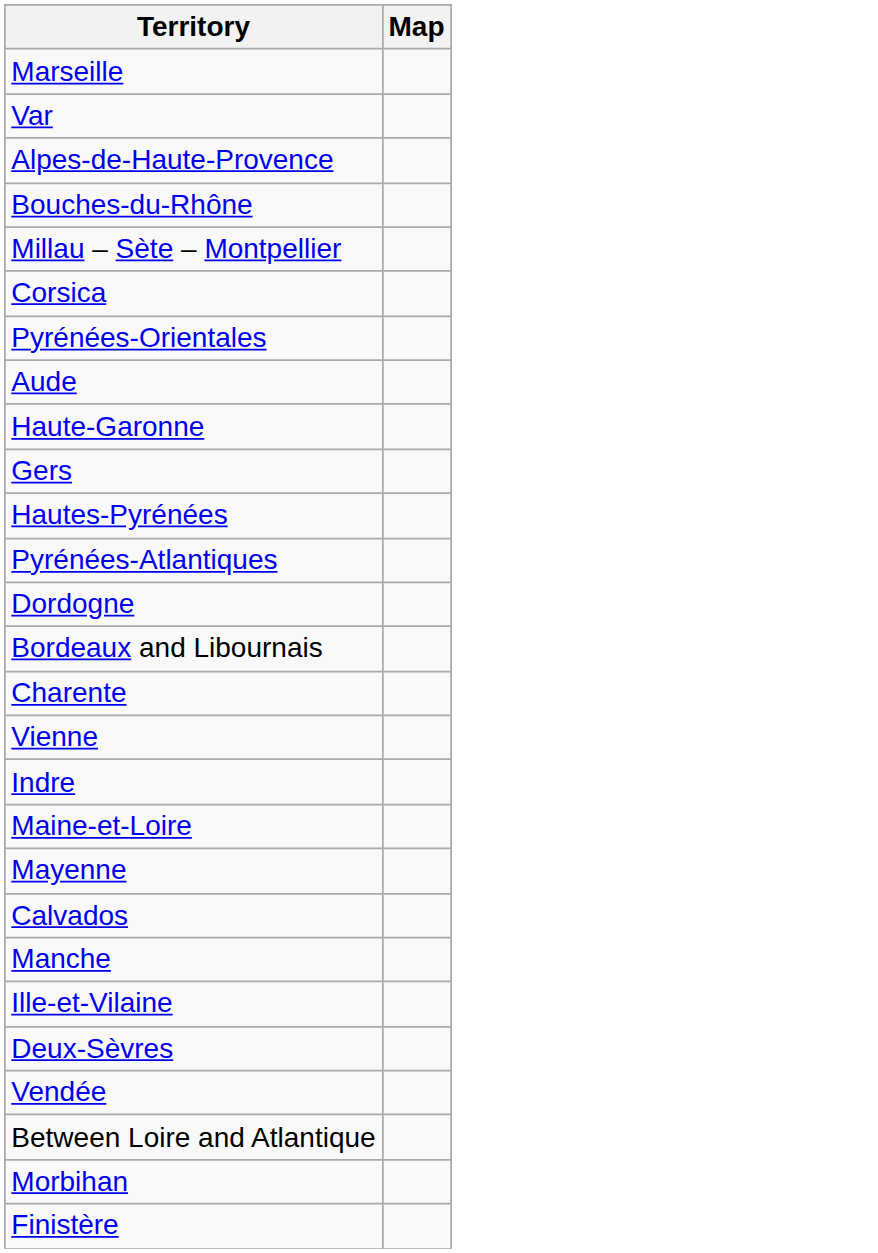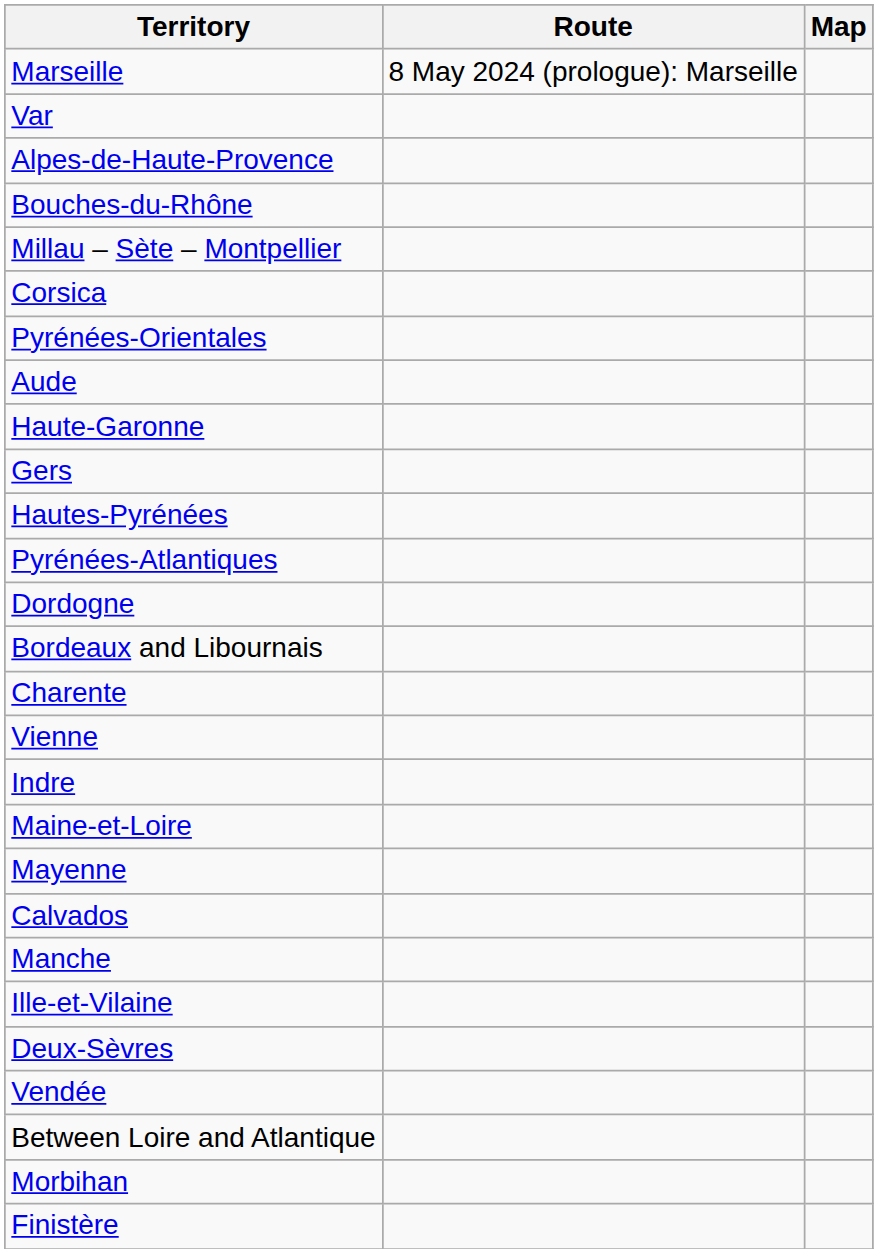+ column: (593, 26)
